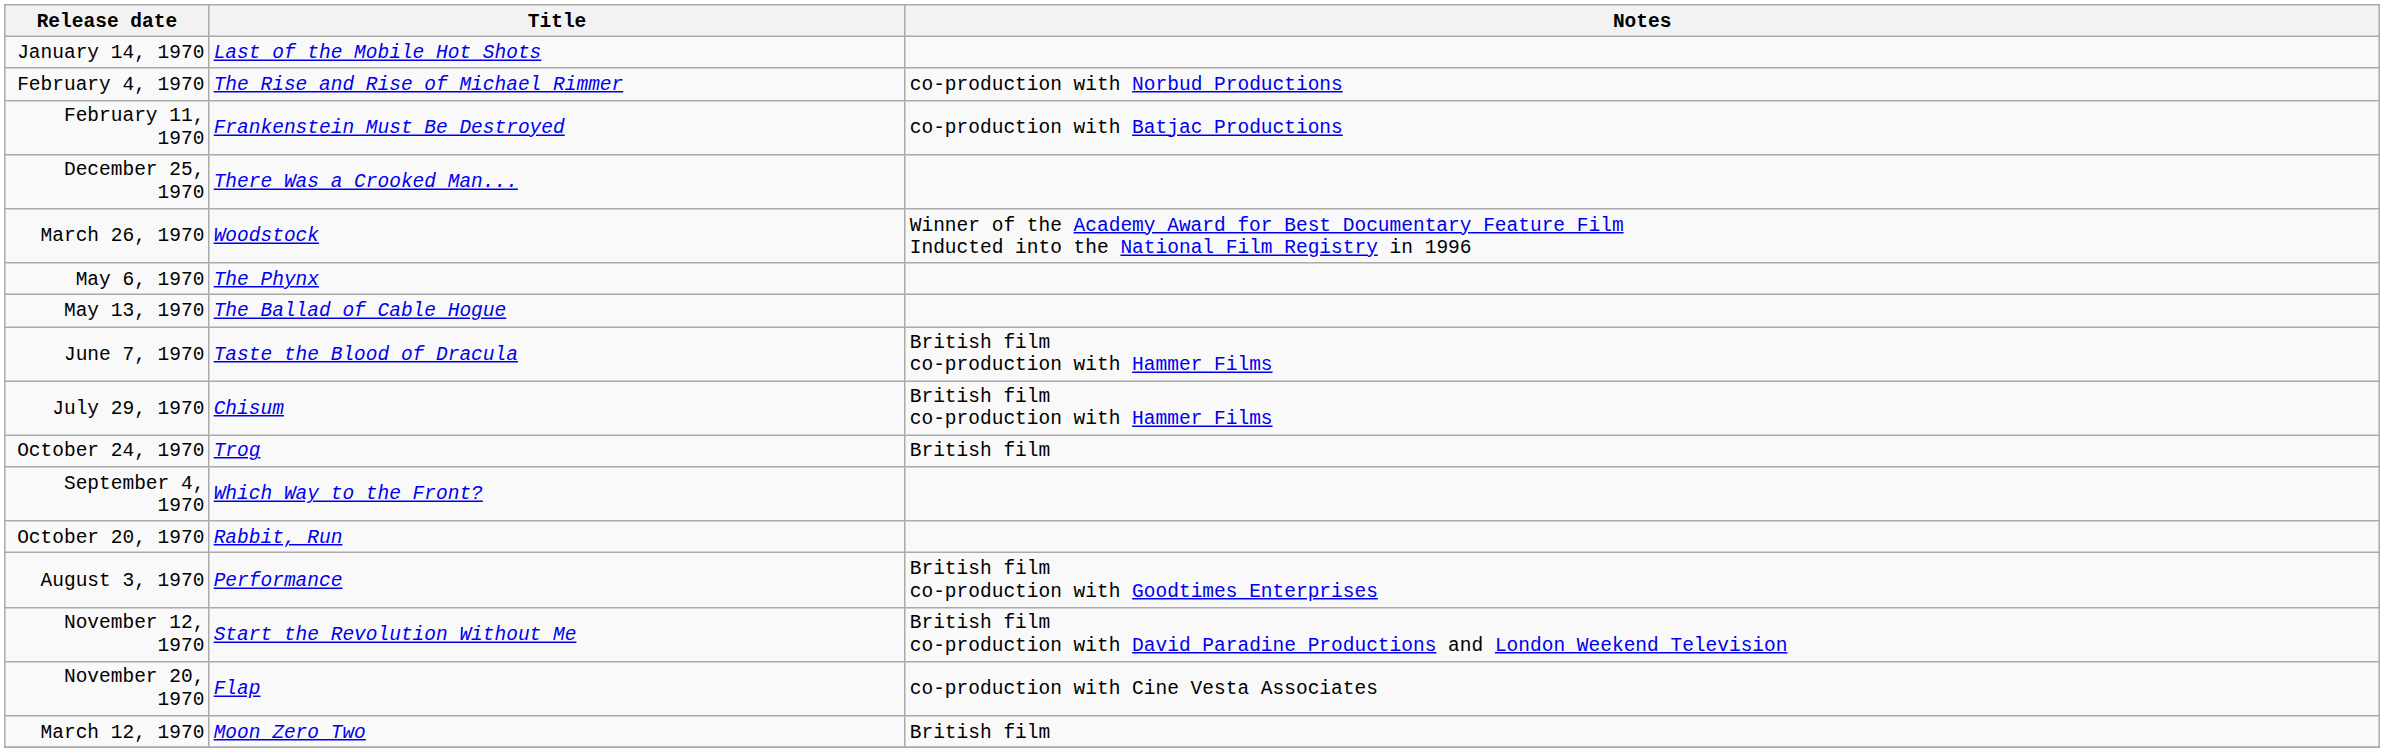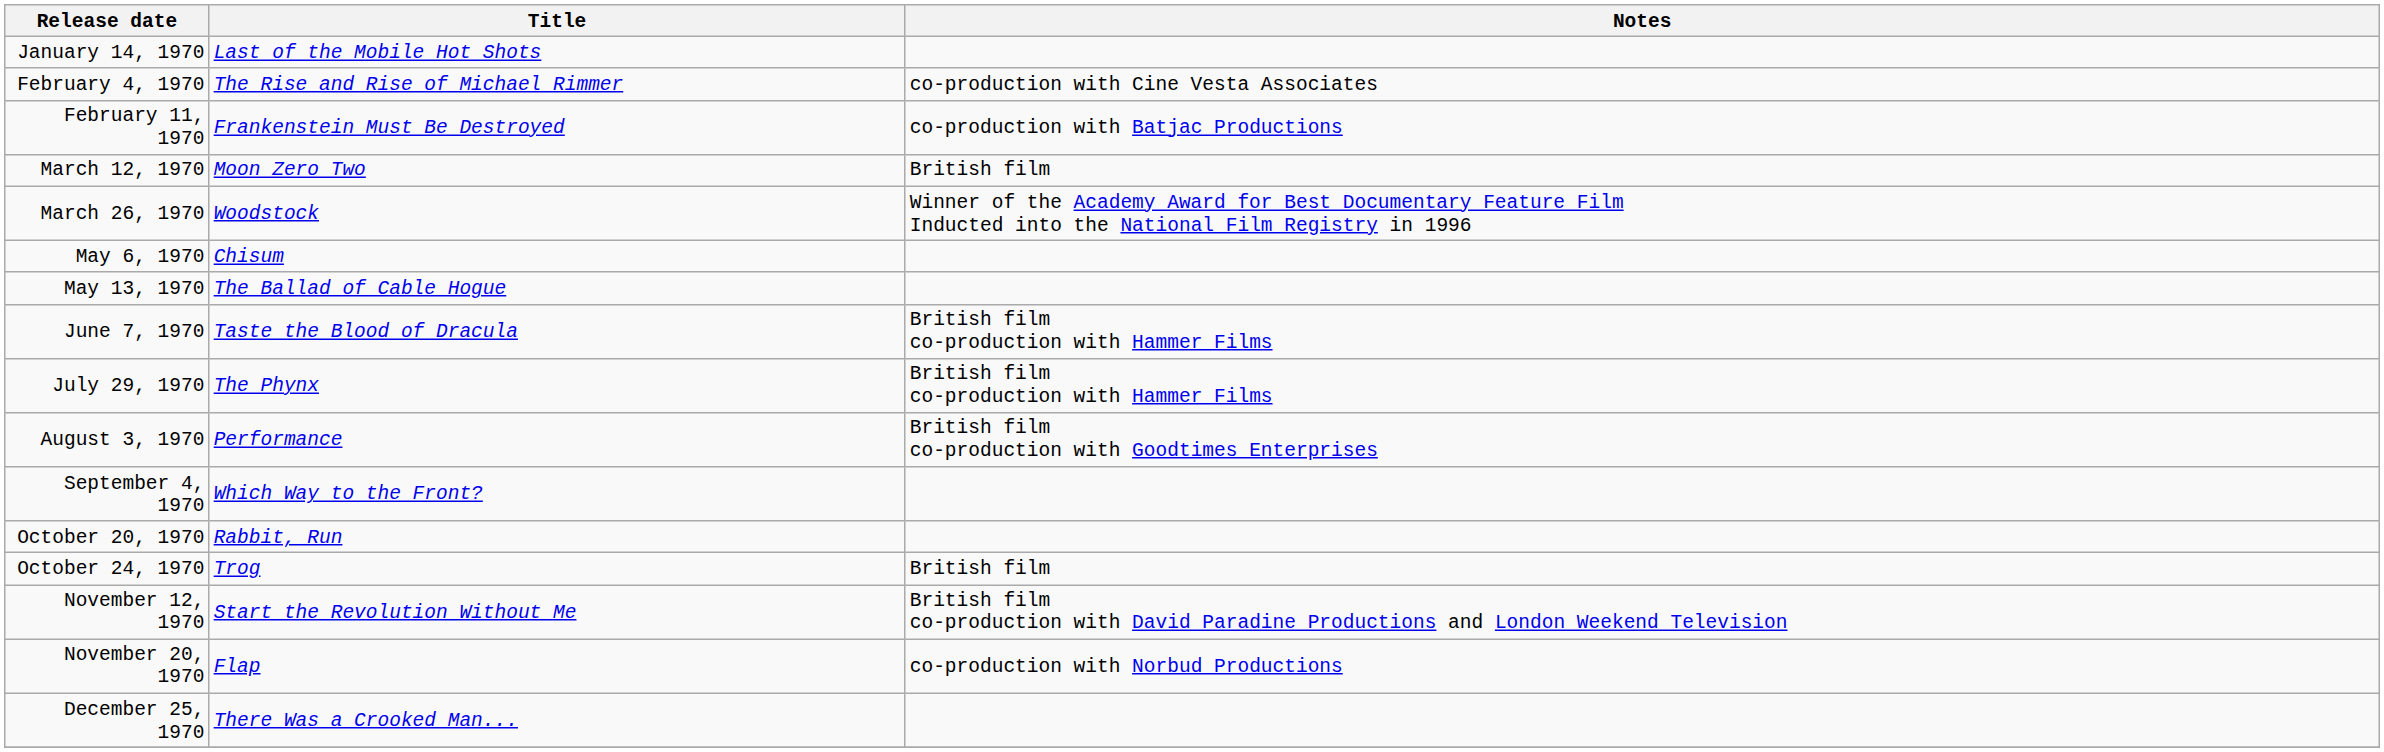(1126, 84) co-production with Norbud Productions -> (1144, 84) co-production with Cine Vesta Associates
rows swapped: (122, 732) <-> (134, 182)
(266, 279) The Phynx -> (249, 256) Chisum
(249, 408) Chisum -> (266, 385) The Phynx
rows swapped: (122, 580) <-> (111, 451)
(1144, 689) co-production with Cine Vesta Associates -> (1126, 666) co-production with Norbud Productions
